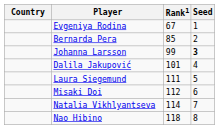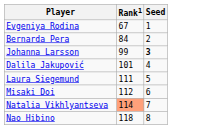- column: (28, 12)
(171, 39) 85 -> (123, 39) 84
(173, 105) no background -> (126, 105) lightsalmon background
